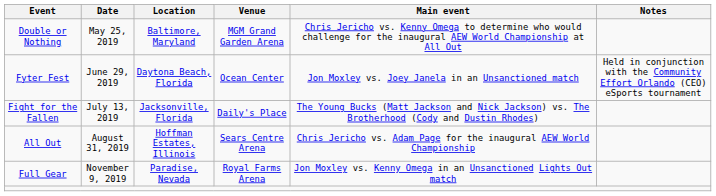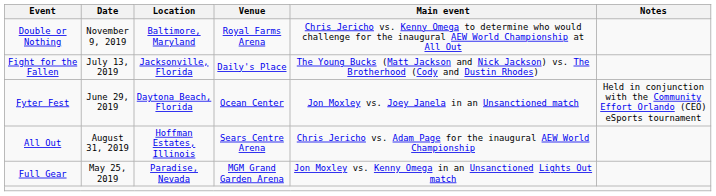(108, 37) May 25, 2019 -> (108, 37) November 9, 2019
(252, 37) MGM Grand Garden Arena -> (252, 37) Royal Farms Arena
rows swapped: (43, 78) <-> (43, 113)
(108, 174) November 9, 2019 -> (108, 174) May 25, 2019
(252, 174) Royal Farms Arena -> (252, 174) MGM Grand Garden Arena
